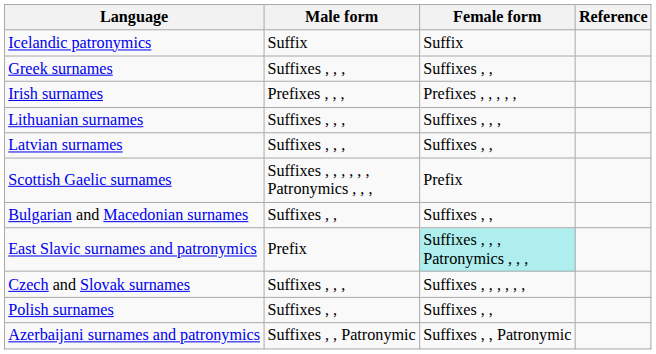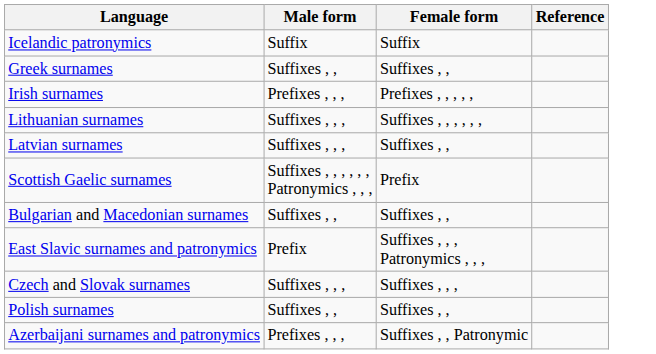(306, 68) Suffixes , , , -> (302, 68) Suffixes , ,
(462, 119) Suffixes , , , -> (431, 119) Suffixes , , , , , ,
(476, 249) paleturquoise background -> (432, 249) no background
(474, 284) Suffixes , , , , , , -> (419, 284) Suffixes , , ,
(342, 335) Suffixes , , Patronymic -> (306, 335) Prefixes , , ,
